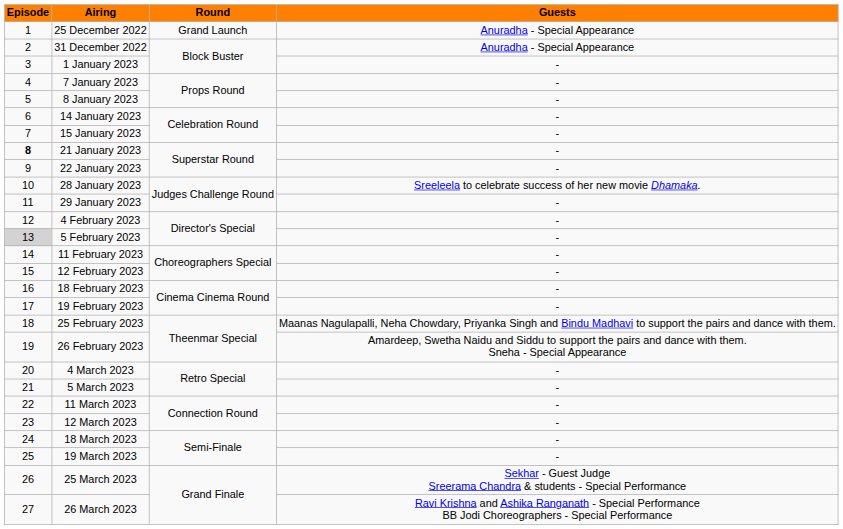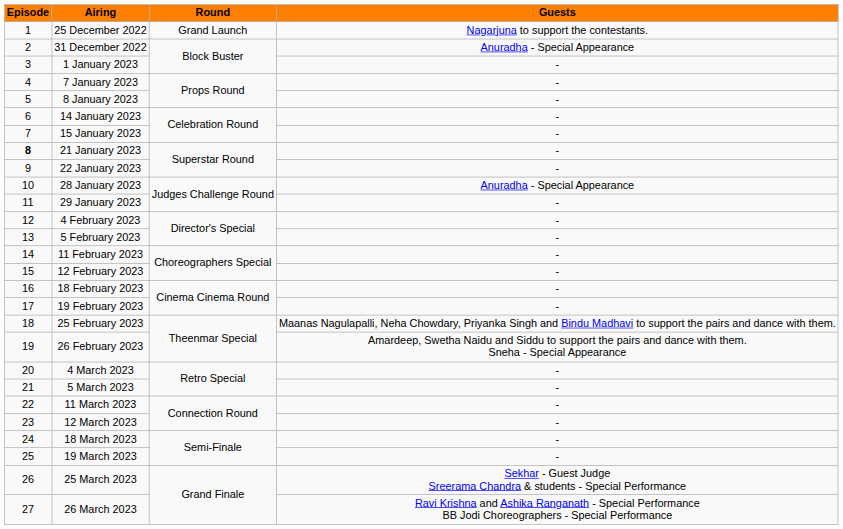(557, 30) Anuradha - Special Appearance -> (557, 30) Nagarjuna to support the contestants.
(557, 185) Sreeleela to celebrate success of her new movie Dhamaka. -> (557, 185) Anuradha - Special Appearance
(28, 237) lightgrey background -> (28, 237) no background
